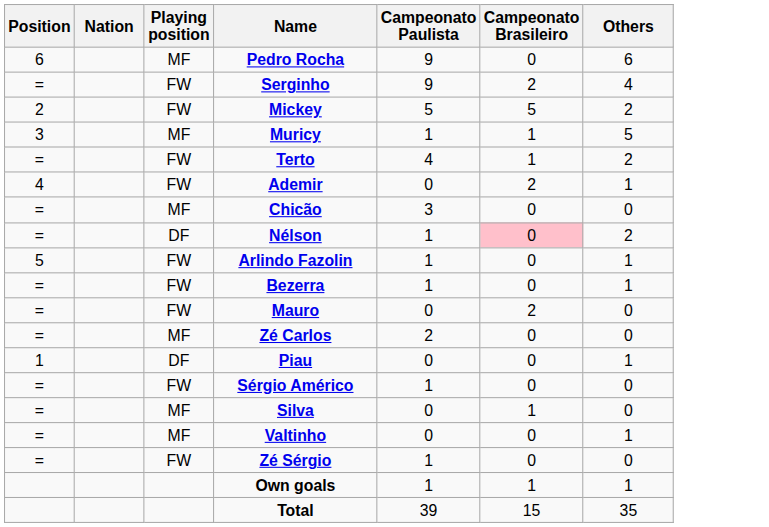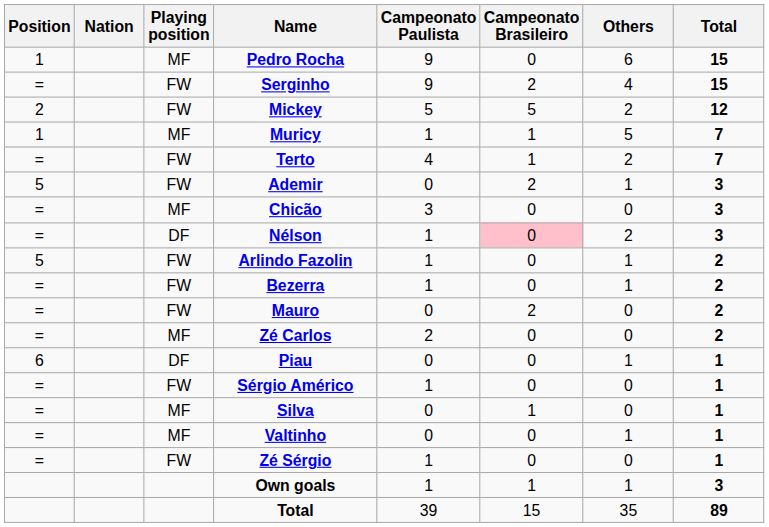+ column: (719, 26)
(39, 60) 6 -> (39, 60) 1
(39, 135) 3 -> (39, 135) 1
(39, 185) 4 -> (39, 185) 5
(39, 360) 1 -> (39, 360) 6
